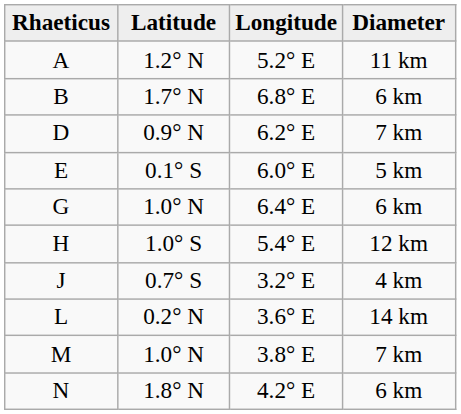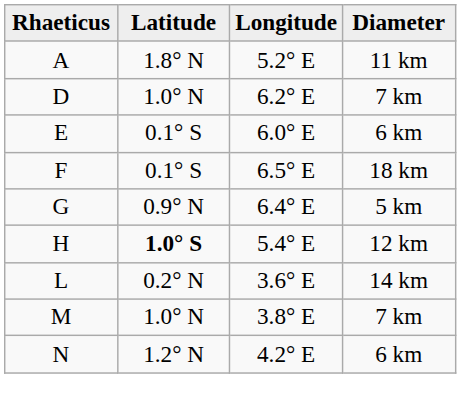(174, 59) 1.2° N -> (174, 59) 1.8° N
- row: (61, 96)
(174, 133) 0.9° N -> (174, 96) 1.0° N
(399, 170) 5 km -> (399, 133) 6 km
+ row: (61, 170)
(174, 206) 1.0° N -> (174, 206) 0.9° N
(399, 206) 6 km -> (399, 206) 5 km
(174, 243) normal -> (174, 243) bold
- row: (61, 280)
(174, 390) 1.8° N -> (174, 354) 1.2° N
